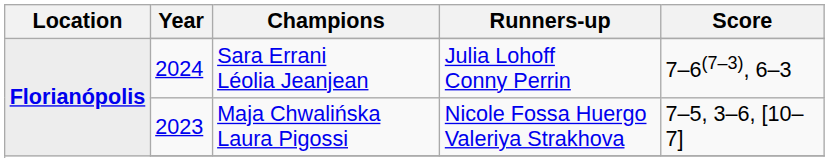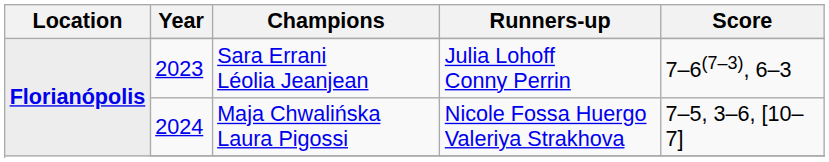(179, 68) 2024 -> (179, 68) 2023
(179, 126) 2023 -> (179, 126) 2024
